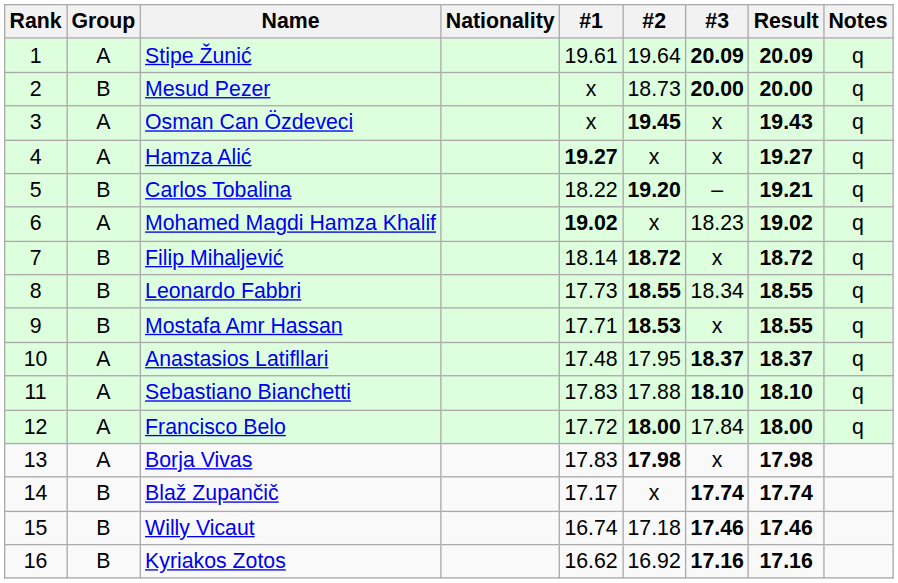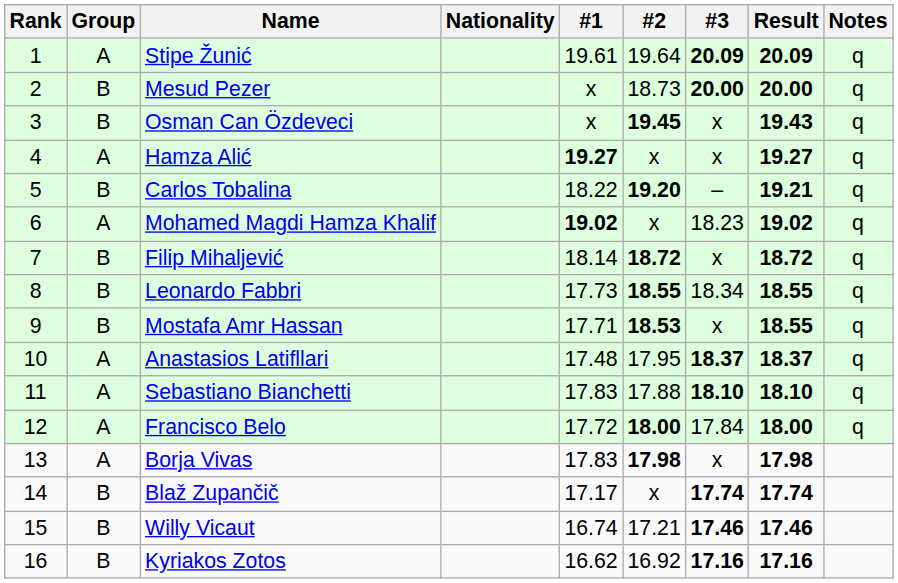(103, 122) A -> (103, 122) B
(654, 527) 17.18 -> (654, 527) 17.21
